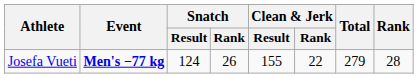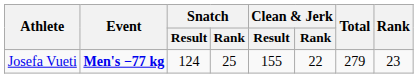(229, 61) 26 -> (229, 61) 25
(393, 61) 28 -> (393, 61) 23
